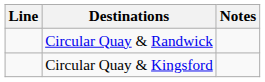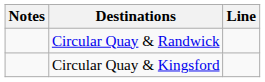columns swapped: (23, 16) <-> (238, 16)
